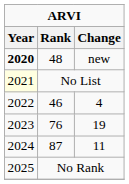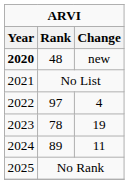(21, 81) lightyellow background -> (21, 81) no background
(56, 103) 46 -> (56, 103) 97
(56, 125) 76 -> (56, 125) 78
(56, 146) 87 -> (56, 146) 89
